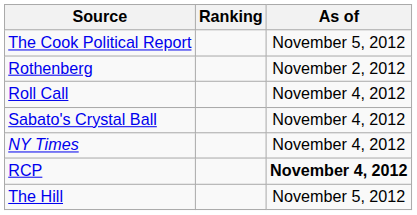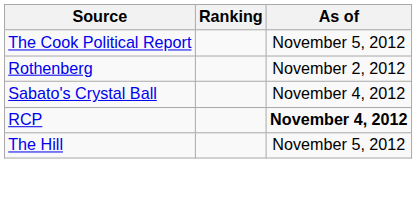- row: (38, 94)
- row: (43, 145)
